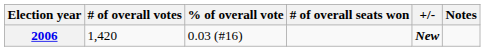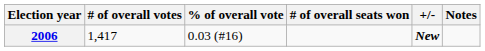(102, 35) 1,420 -> (102, 35) 1,417
